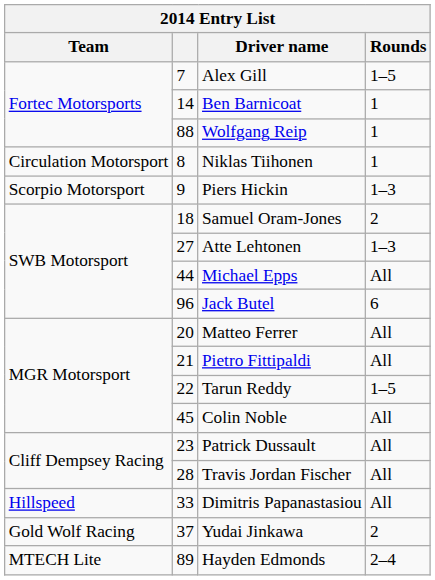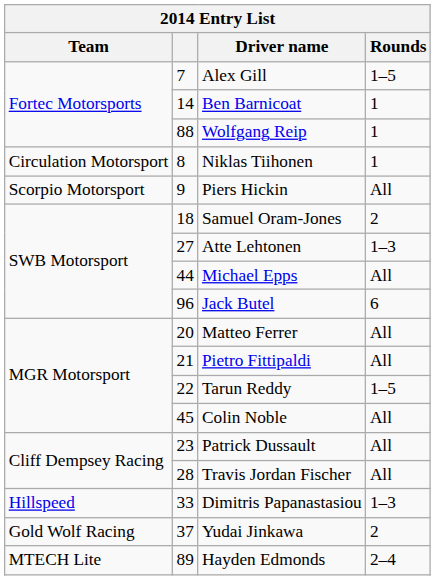(383, 189) 1–3 -> (381, 189) All
(381, 502) All -> (383, 502) 1–3
